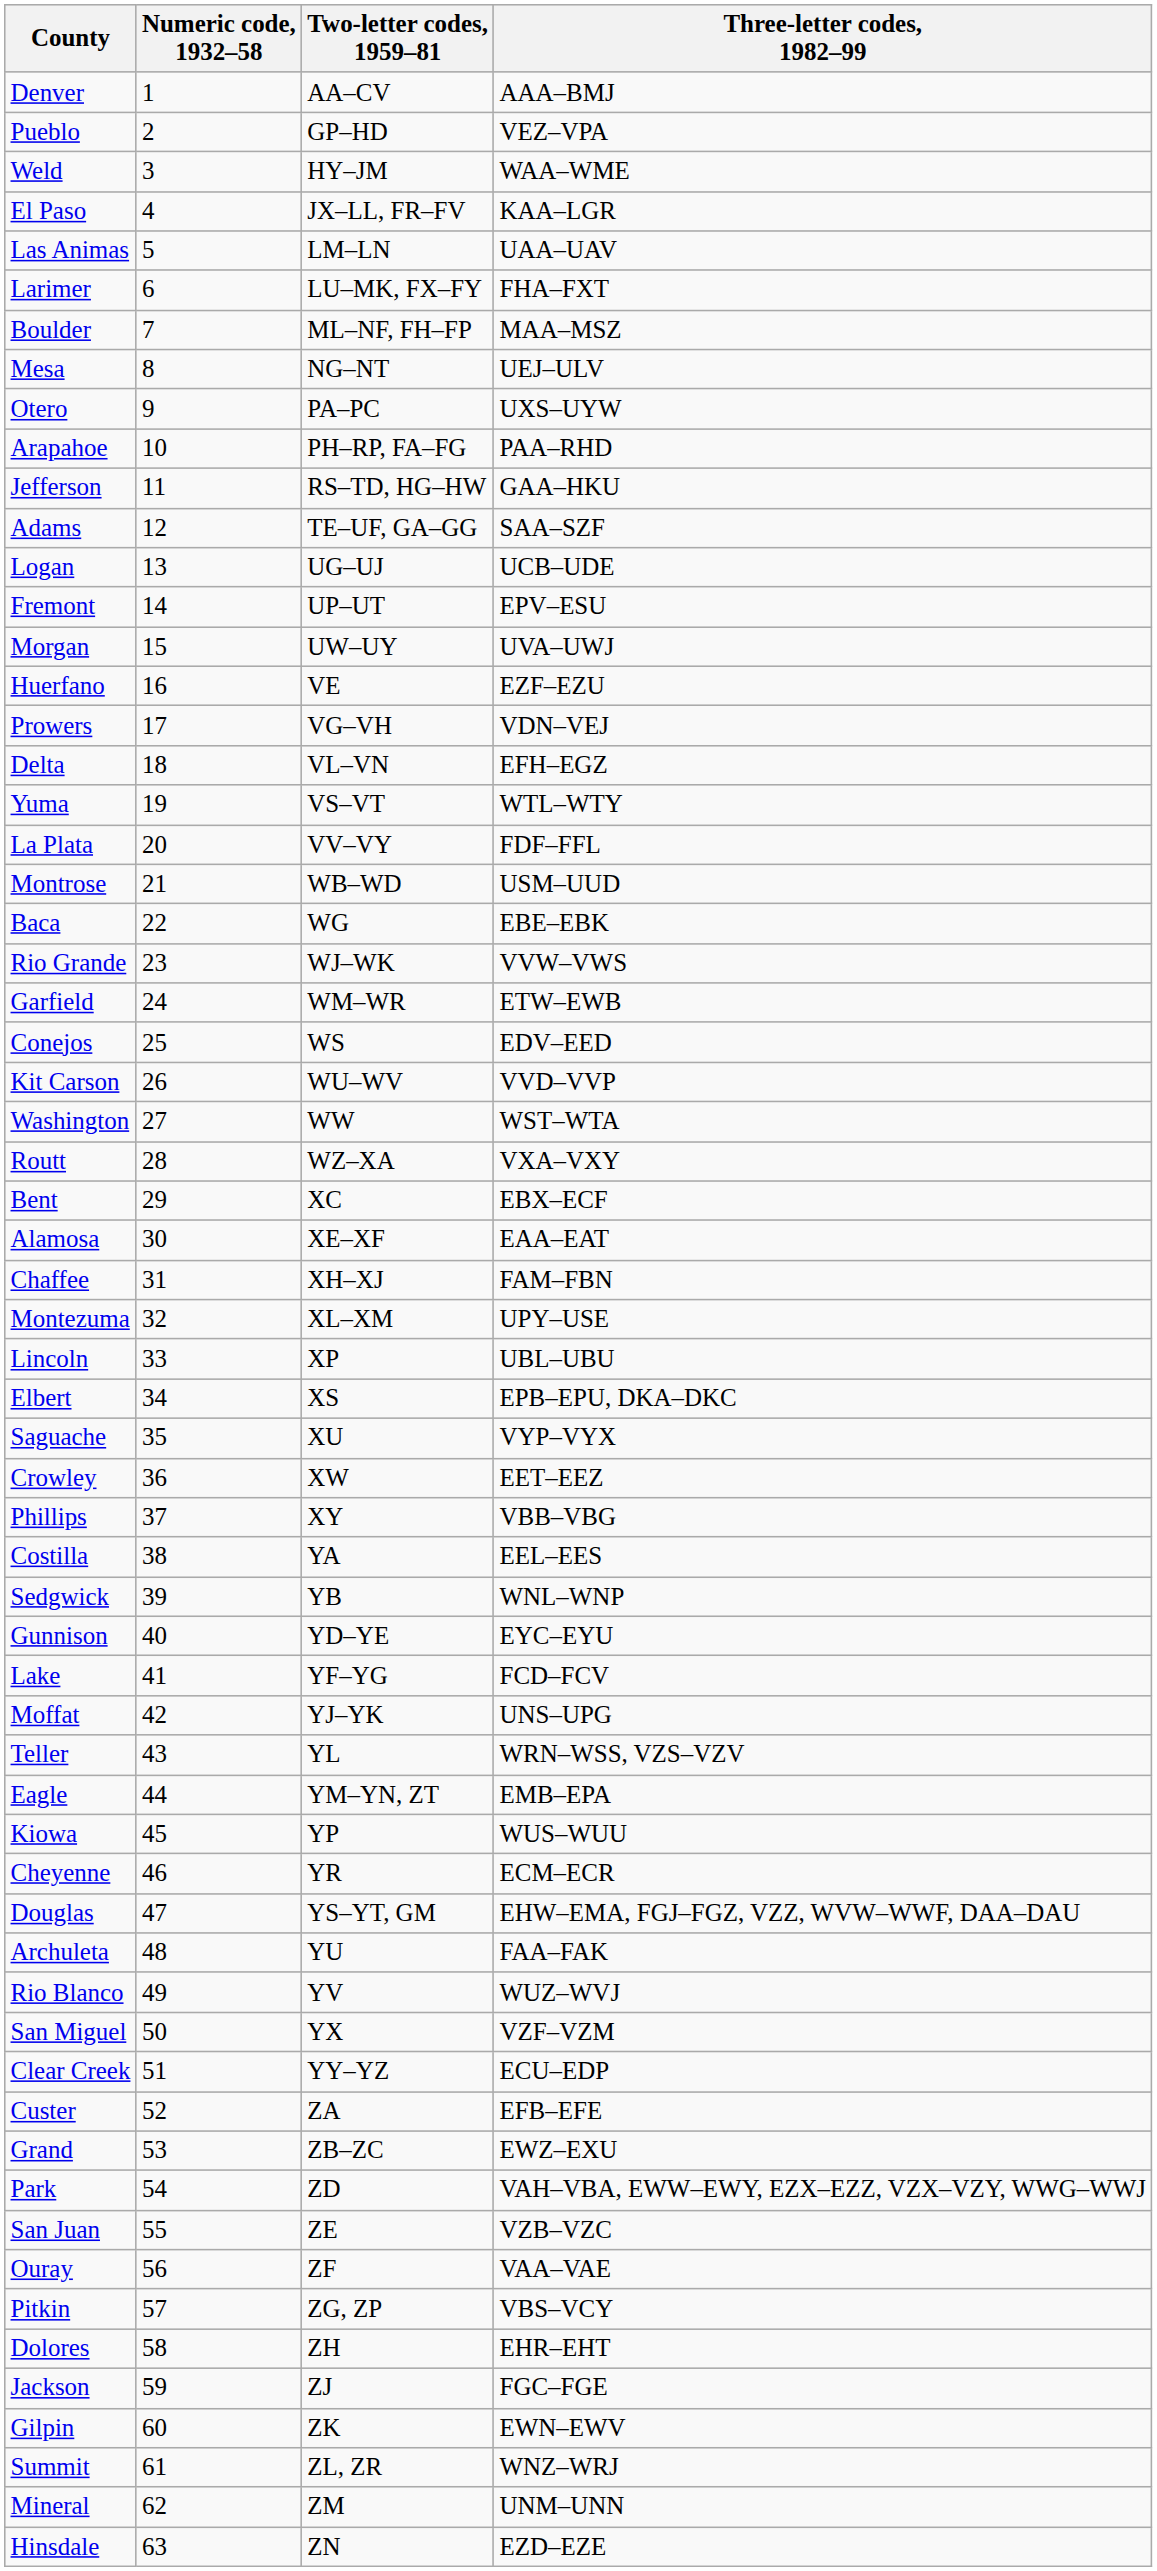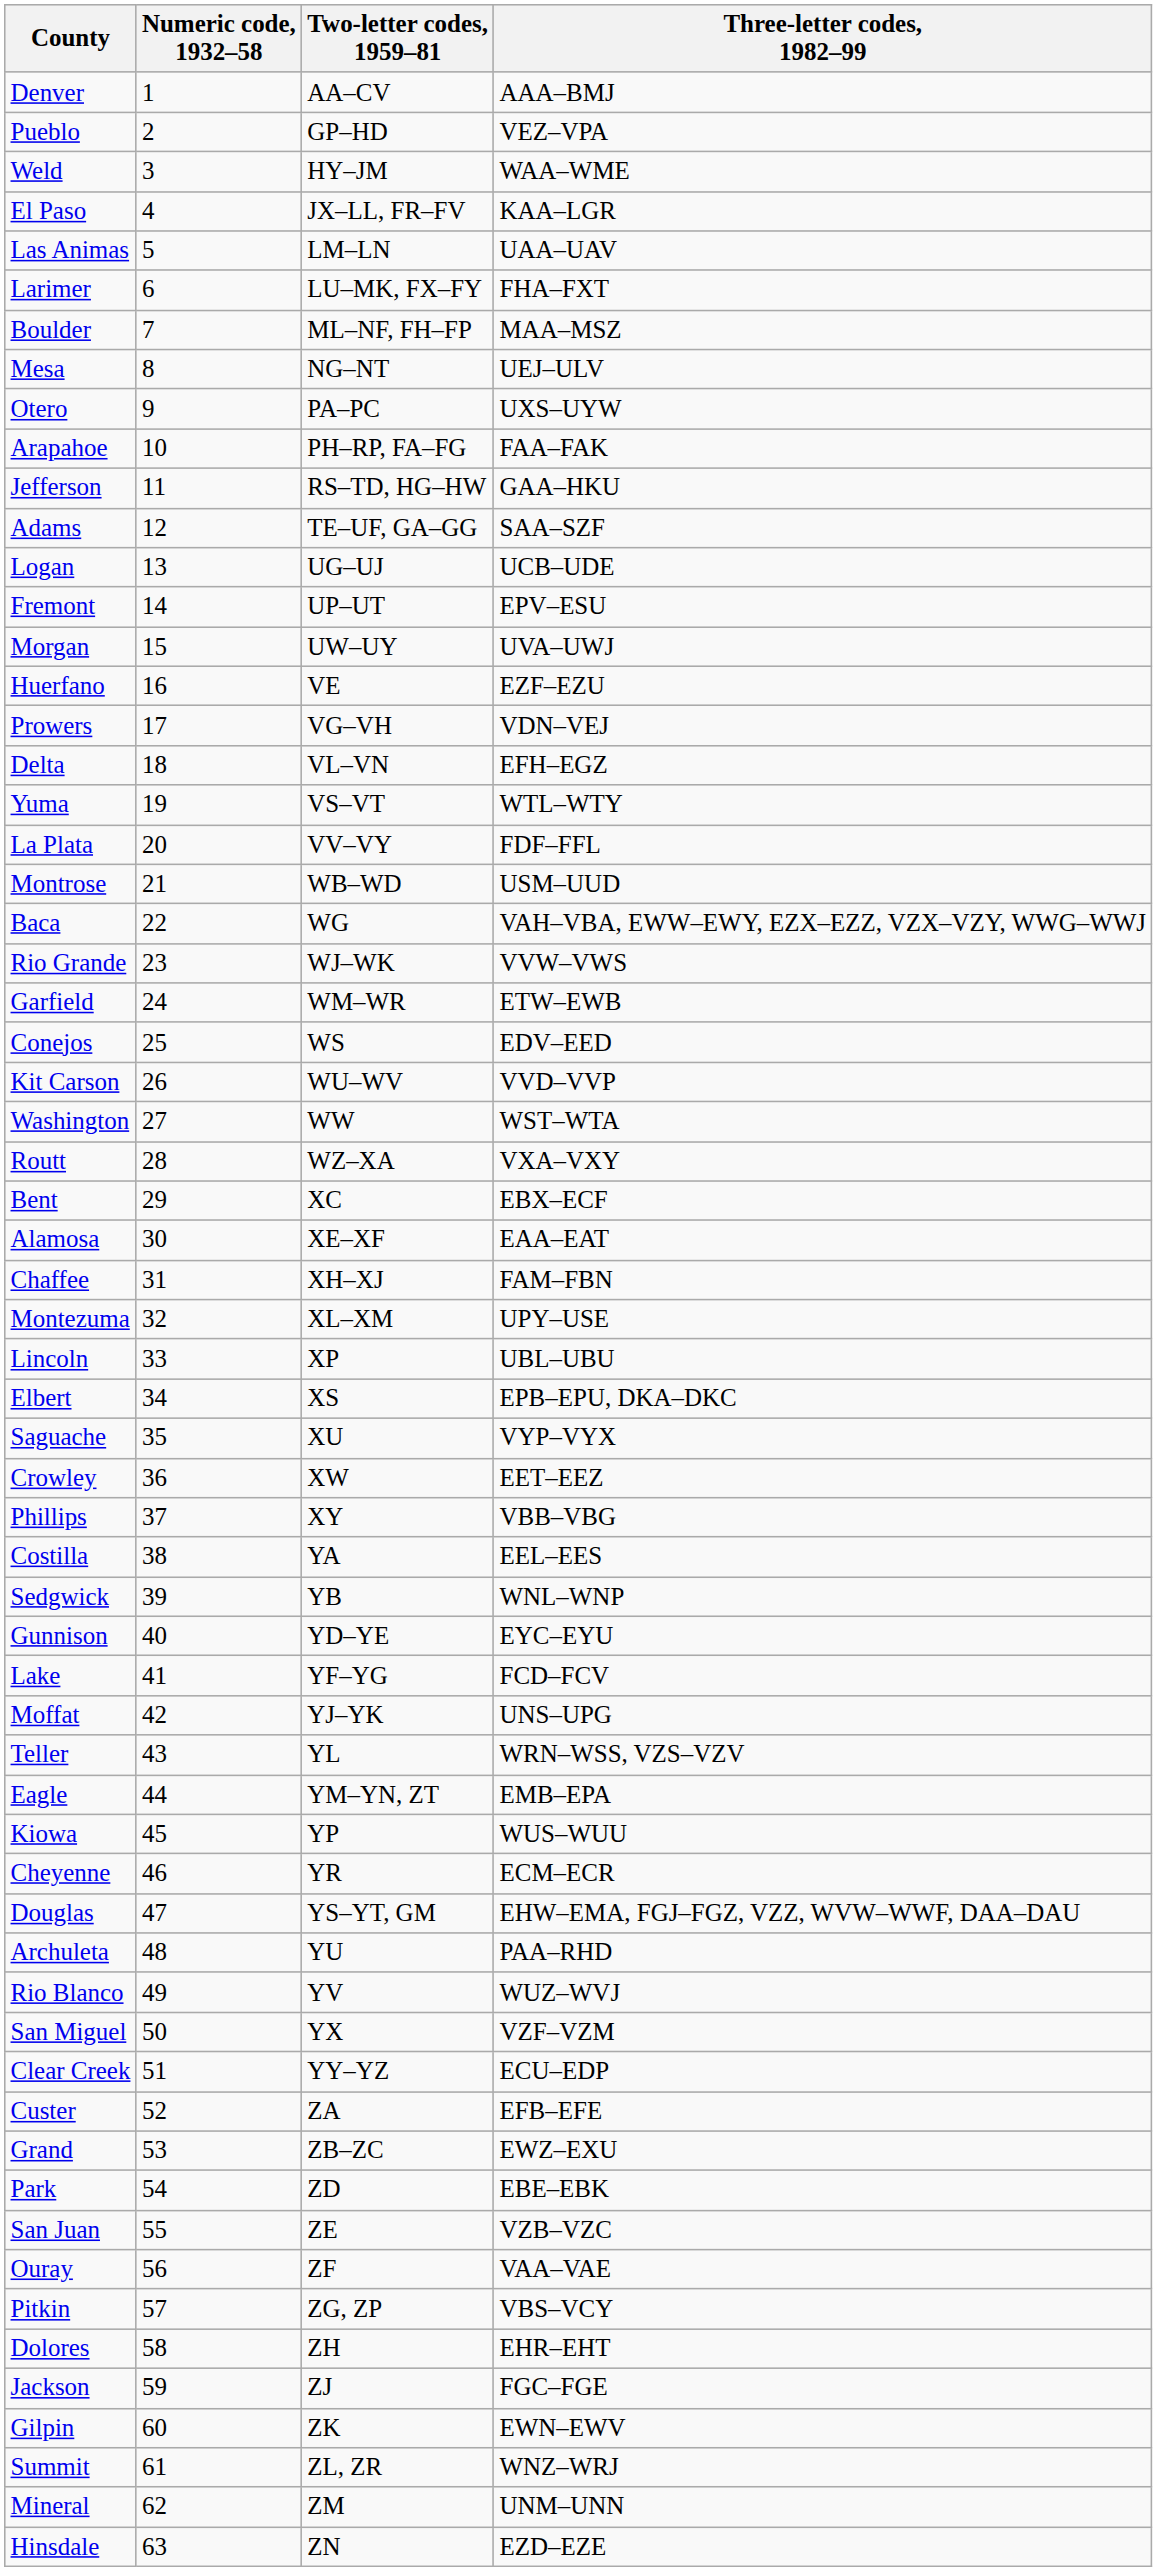(556, 448) PAA–RHD -> (554, 448) FAA–FAK
(554, 923) EBE–EBK -> (823, 923) VAH–VBA, EWW–EWY, EZX–EZZ, VZX–VZY, WWG–WWJ
(554, 1952) FAA–FAK -> (556, 1952) PAA–RHD
(823, 2189) VAH–VBA, EWW–EWY, EZX–EZZ, VZX–VZY, WWG–WWJ -> (554, 2189) EBE–EBK
